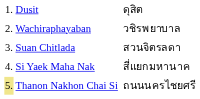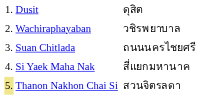(152, 48) สวนจิตรลดา -> (159, 48) ถนนนครไชยศรี
(159, 86) ถนนนครไชยศรี -> (152, 86) สวนจิตรลดา
